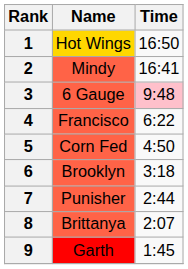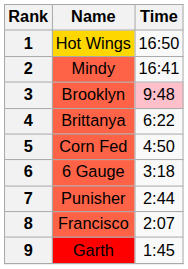(93, 95) 6 Gauge -> (93, 95) Brooklyn
(93, 120) Francisco -> (93, 120) Brittanya
(93, 172) Brooklyn -> (93, 172) 6 Gauge
(93, 224) Brittanya -> (93, 224) Francisco
